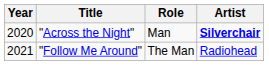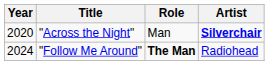(20, 51) 2021 -> (20, 51) 2024
(171, 51) normal -> (172, 51) bold
